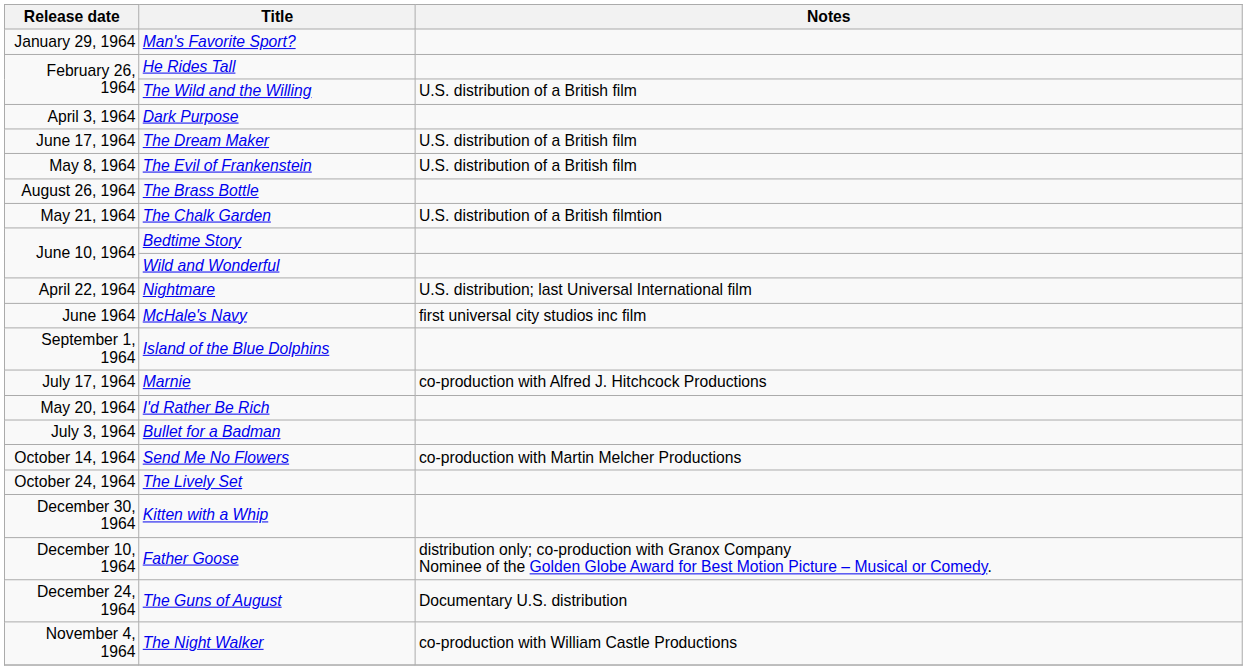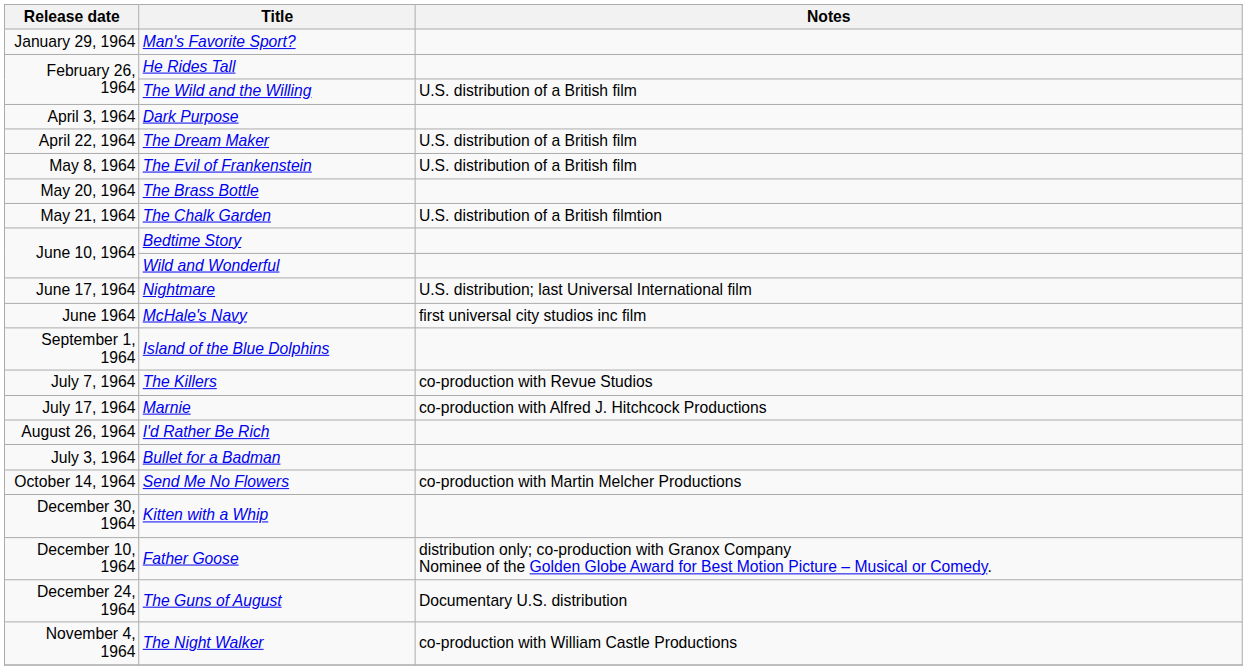(86, 141) June 17, 1964 -> (87, 141) April 22, 1964
(78, 191) August 26, 1964 -> (88, 191) May 20, 1964
(87, 290) April 22, 1964 -> (86, 290) June 17, 1964
+ row: (180, 382)
(88, 407) May 20, 1964 -> (78, 432) August 26, 1964
- row: (192, 482)
